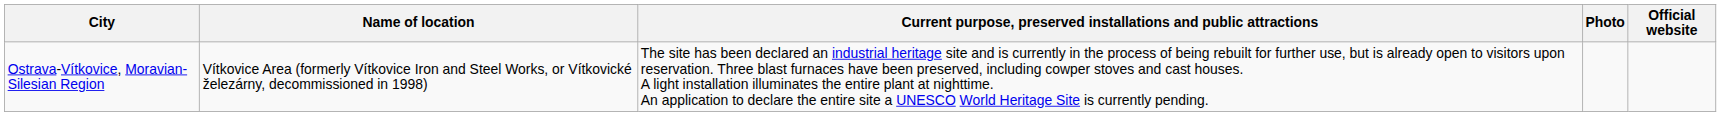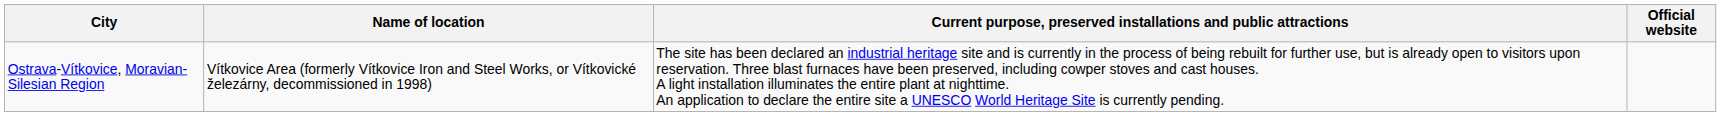- column: (1605, 23)
